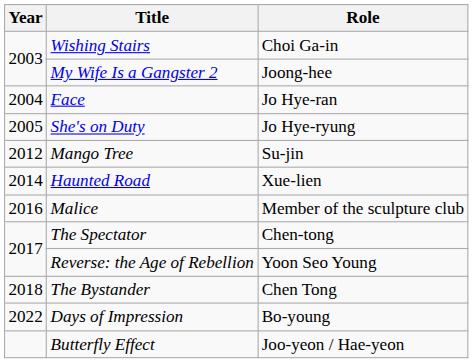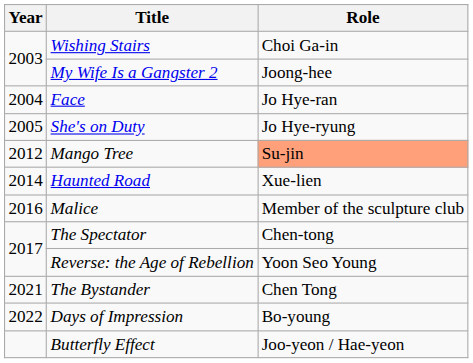(283, 153) no background -> (283, 153) lightsalmon background
(26, 289) 2018 -> (26, 289) 2021
